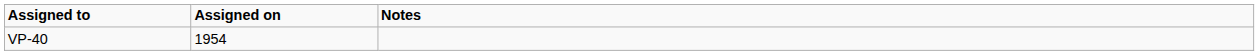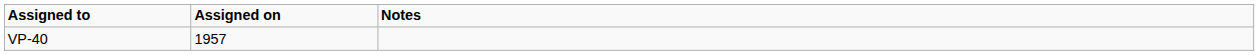(210, 38) 1954 -> (210, 38) 1957
